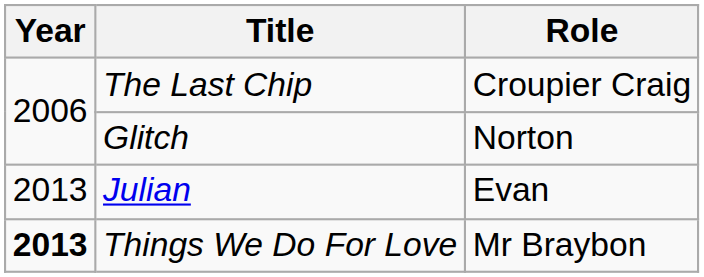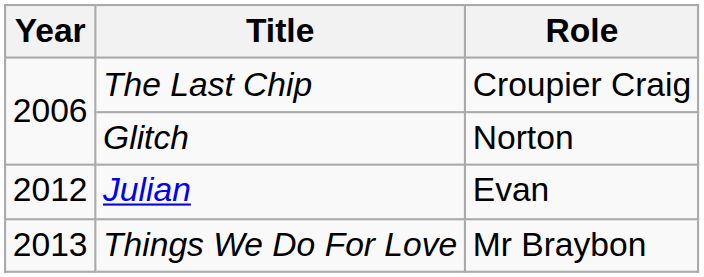(50, 191) 2013 -> (50, 191) 2012
(50, 244) bold -> (50, 244) normal
